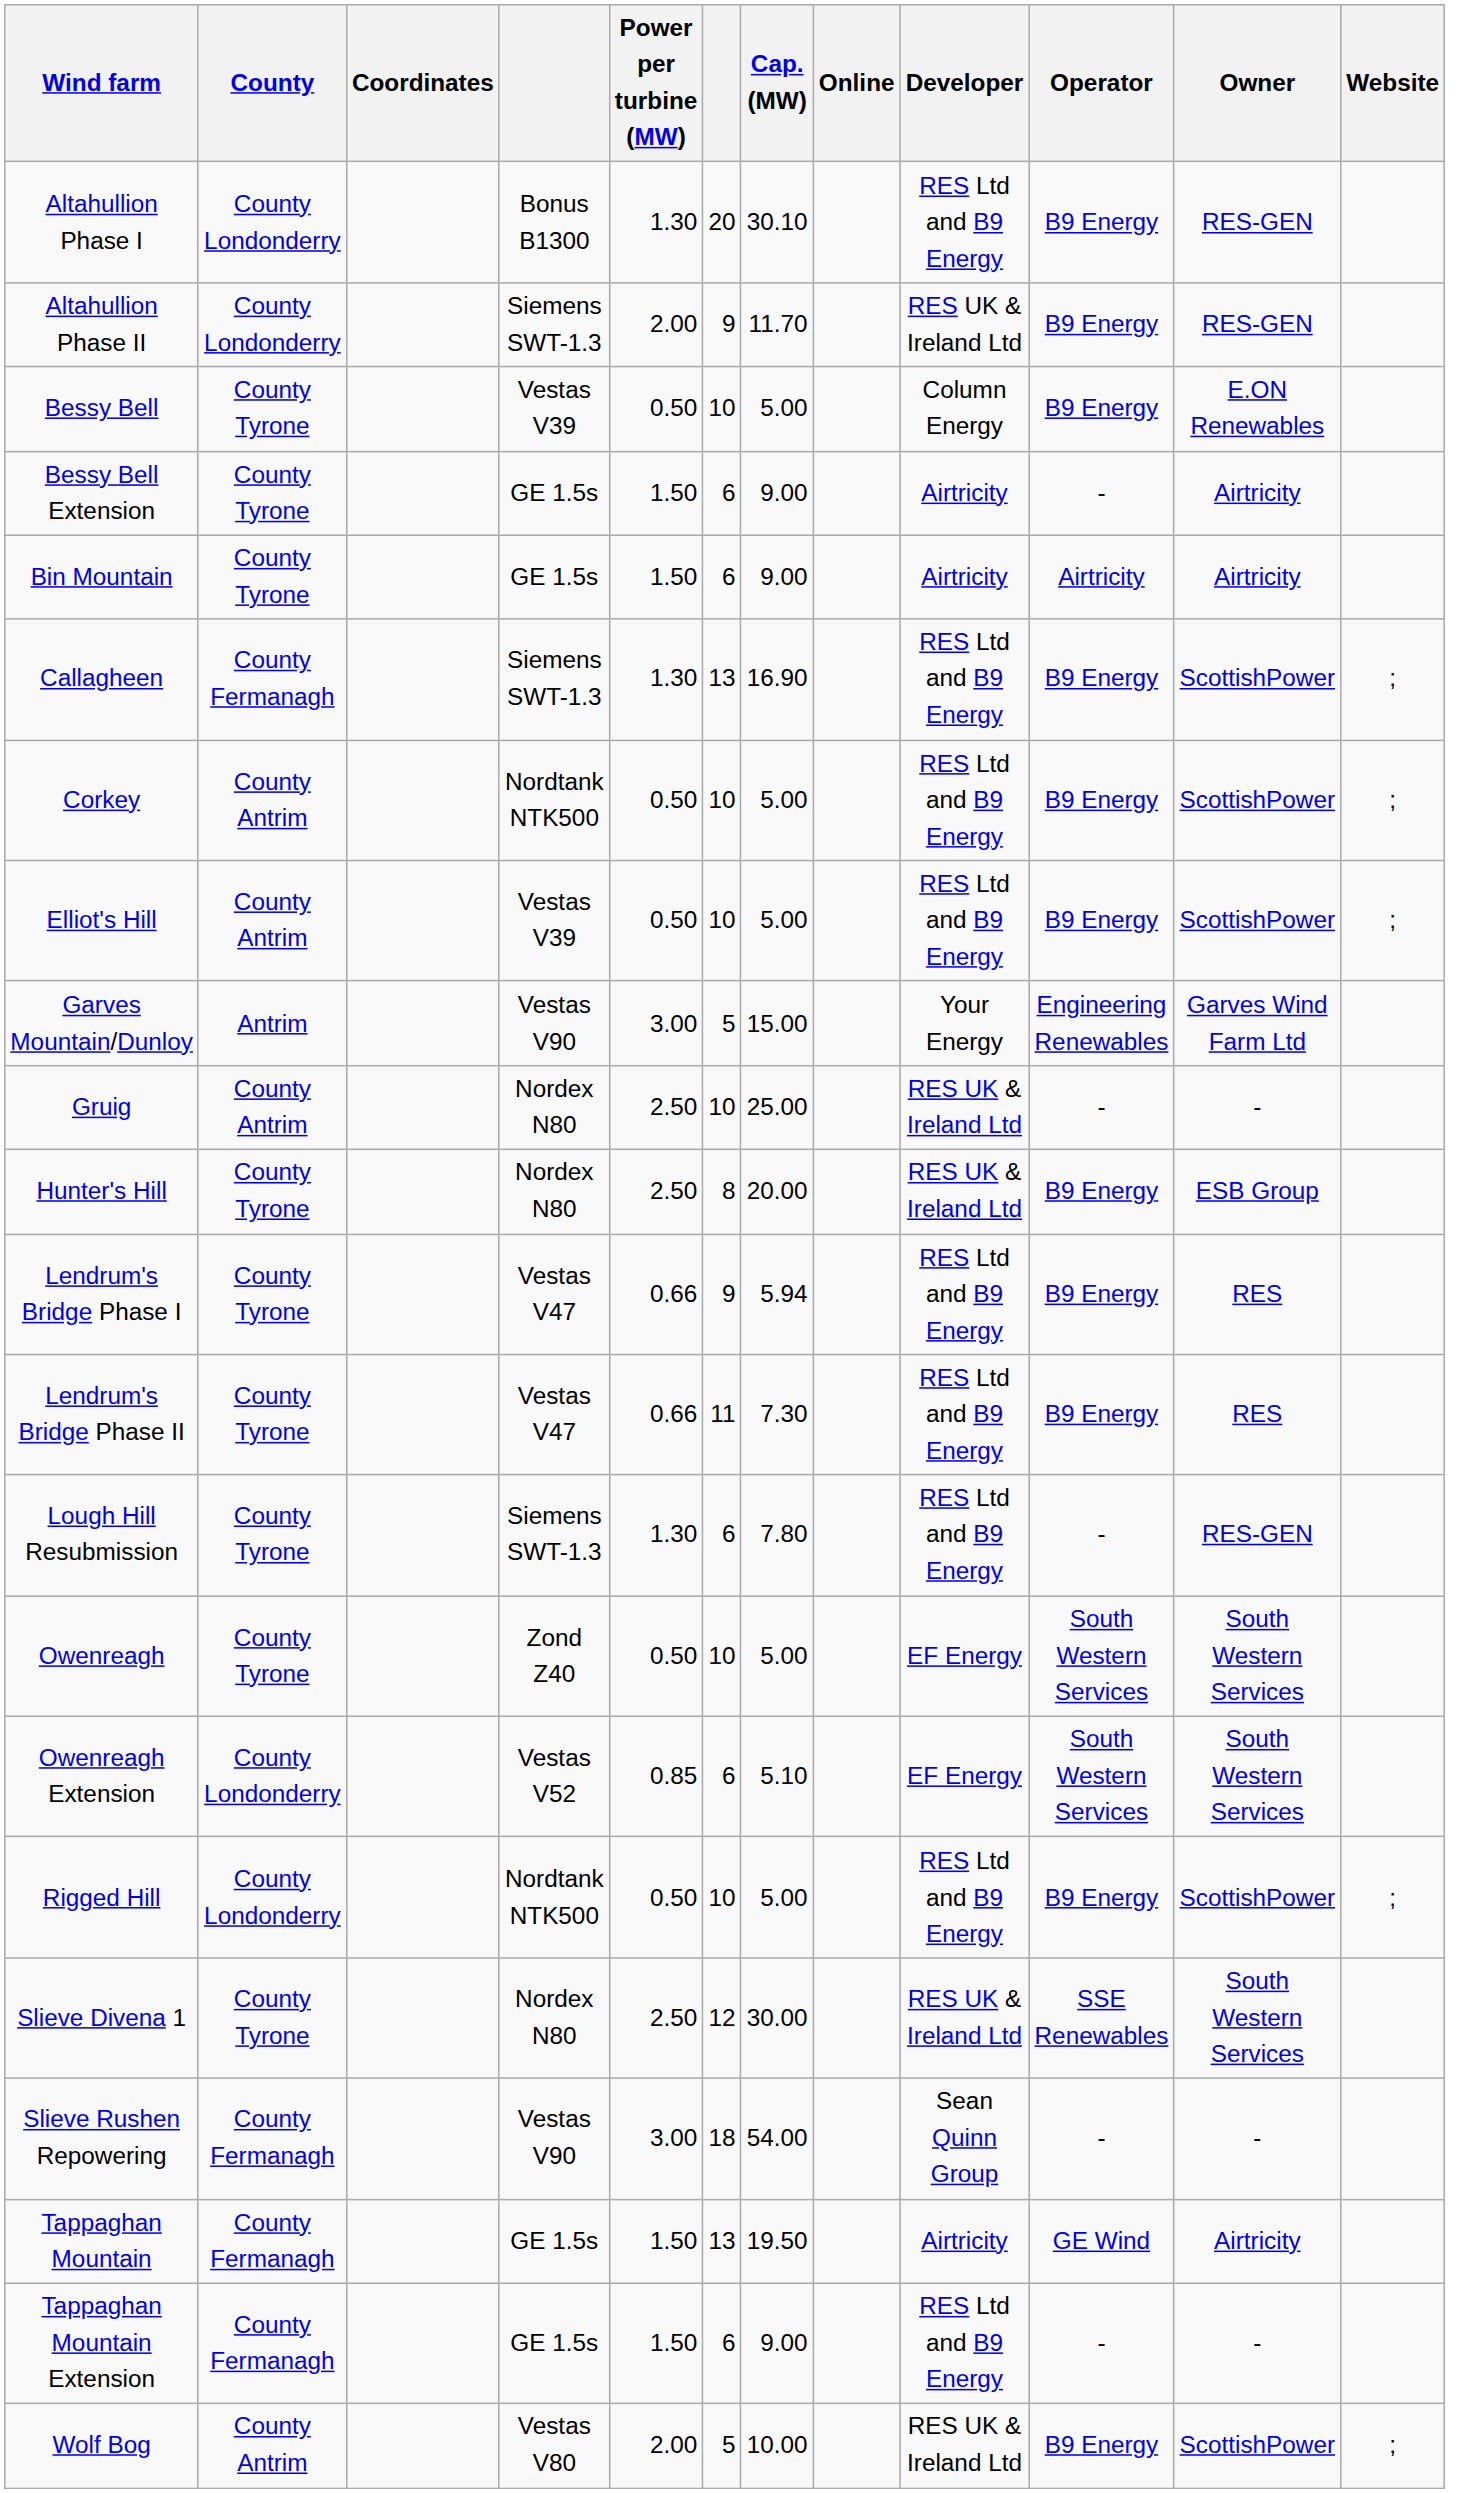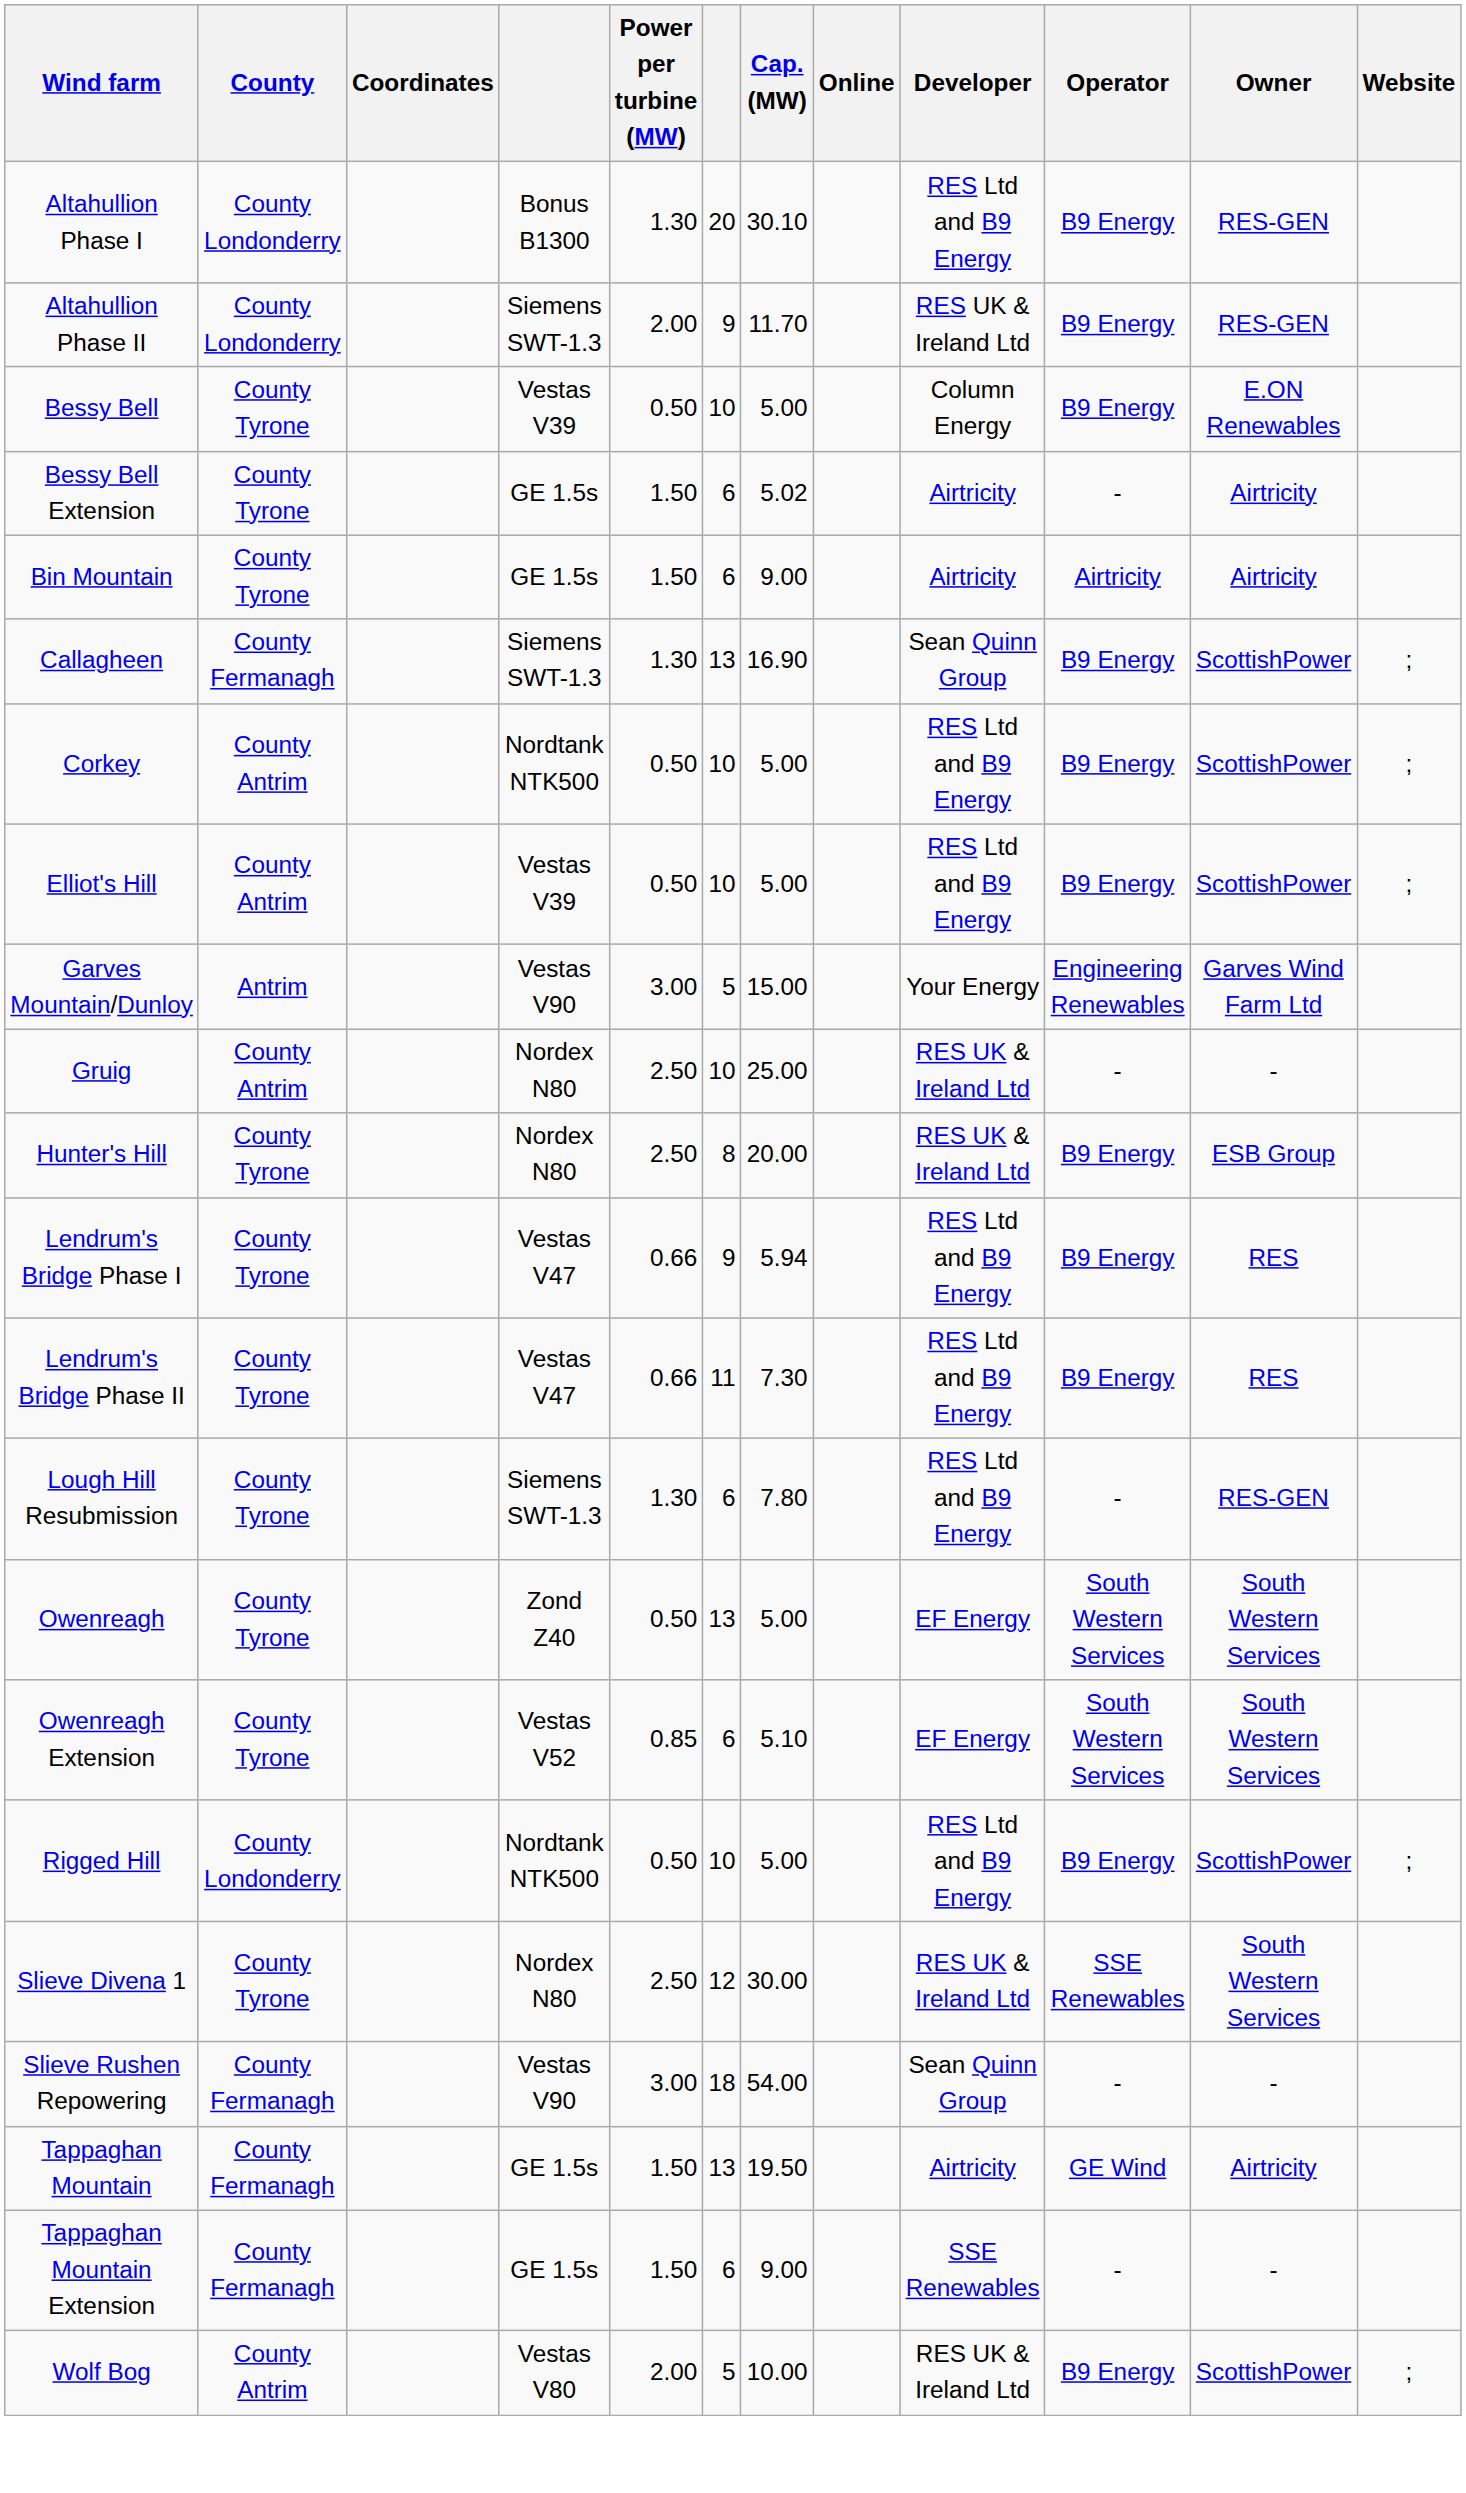(784, 492) 9.00 -> (784, 492) 5.02
(965, 679) RES Ltd and B9 Energy -> (973, 661) Sean Quinn Group
(722, 1655) 10 -> (722, 1619) 13
(272, 1776) County Londonderry -> (272, 1739) County Tyrone
(965, 2343) RES Ltd and B9 Energy -> (973, 2270) SSE Renewables
